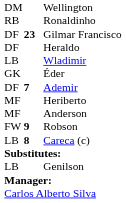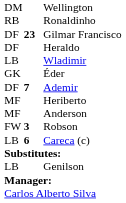(27, 127) 9 -> (27, 127) 3
(27, 140) 8 -> (27, 140) 6
